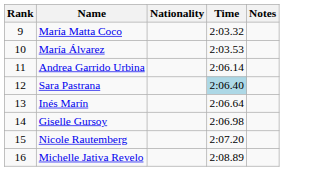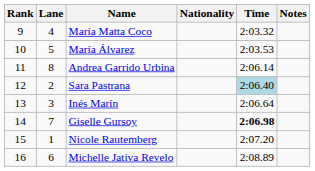+ column: (51, 13)
(227, 121) normal -> (257, 121) bold
